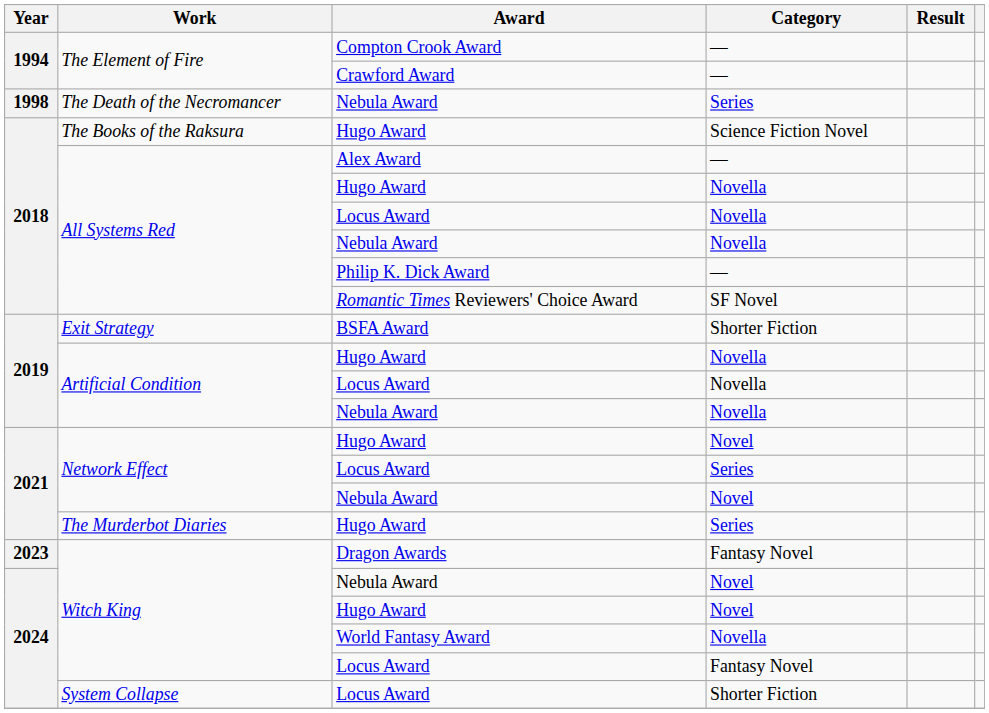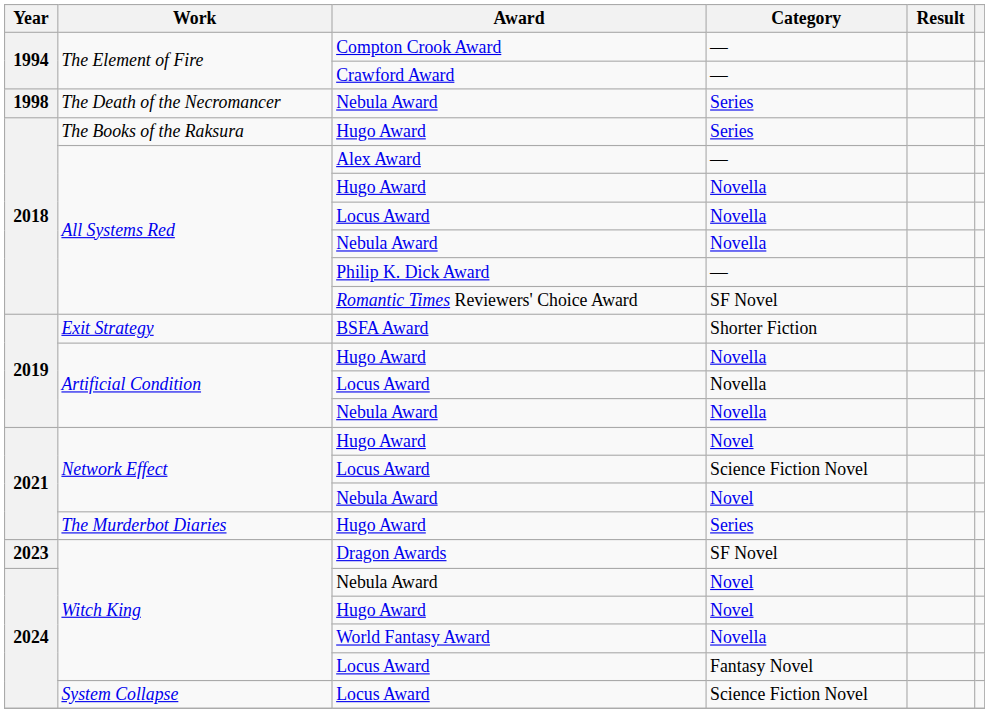(789, 131) Science Fiction Novel -> (732, 131) Series
(732, 469) Series -> (789, 469) Science Fiction Novel
(762, 553) Fantasy Novel -> (744, 553) SF Novel
(764, 694) Shorter Fiction -> (789, 694) Science Fiction Novel
